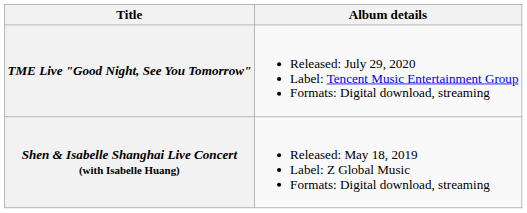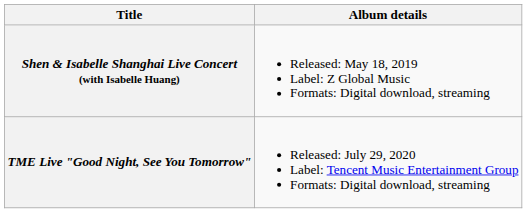rows swapped: (129, 162) <-> (129, 70)
